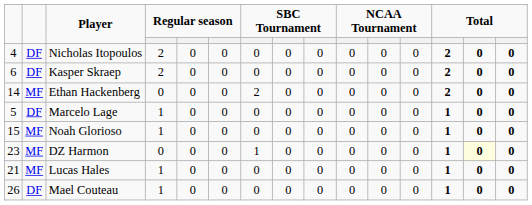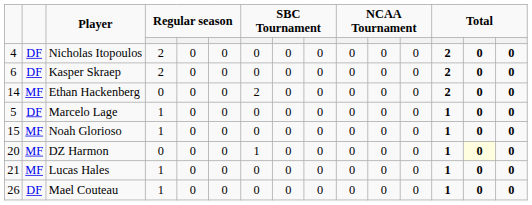(13, 151) 23 -> (13, 151) 20
